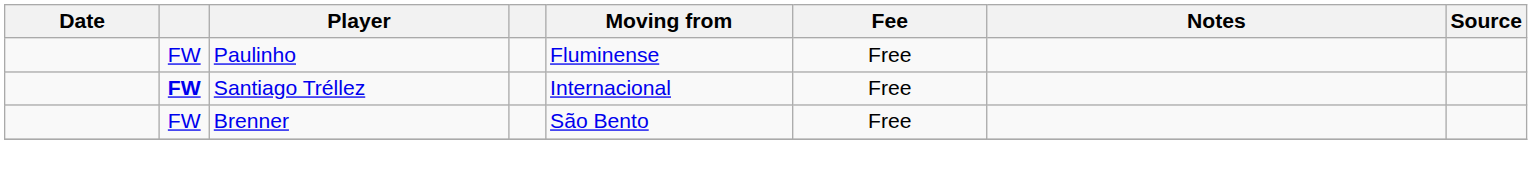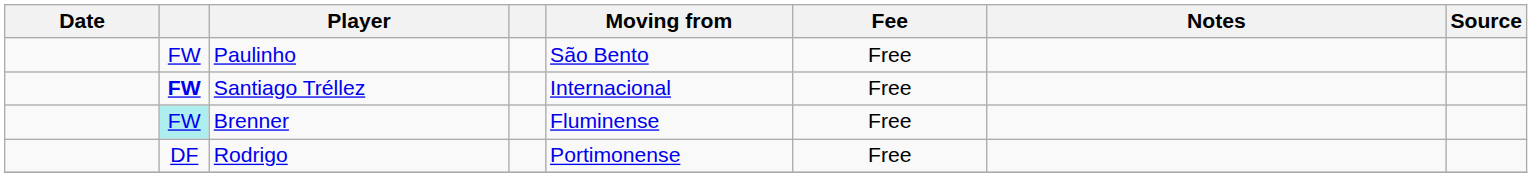(605, 54) Fluminense -> (599, 54) São Bento
(184, 121) no background -> (184, 121) paleturquoise background
(599, 121) São Bento -> (605, 121) Fluminense
+ row: (251, 155)
